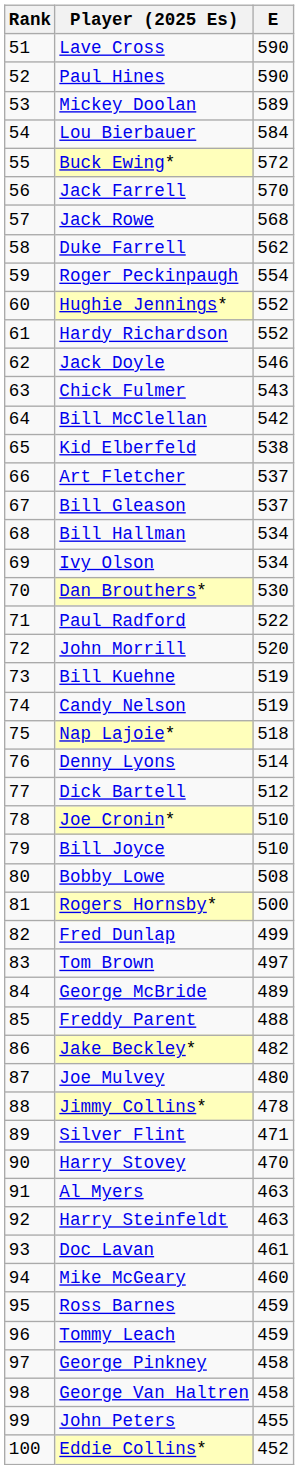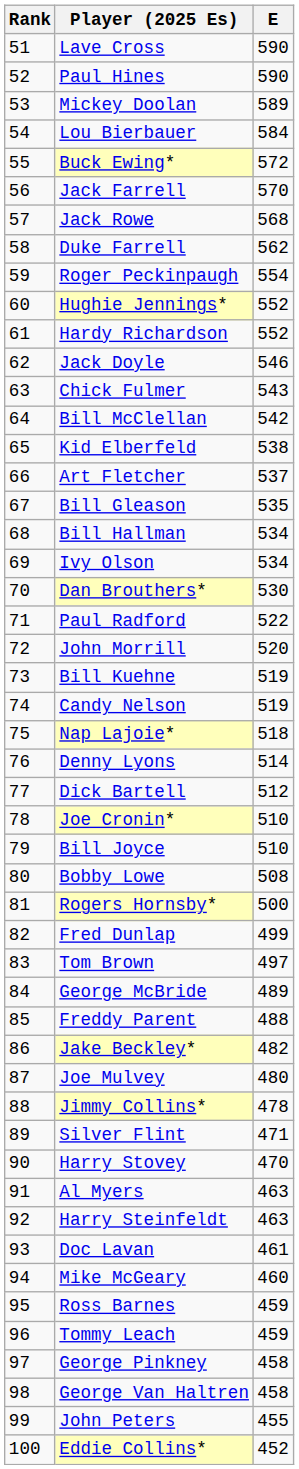(273, 506) 537 -> (273, 506) 535
